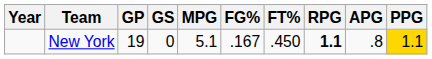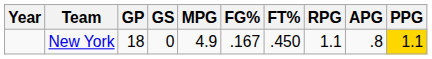(136, 42) 19 -> (136, 42) 18
(206, 42) 5.1 -> (206, 42) 4.9
(331, 42) bold -> (331, 42) normal
